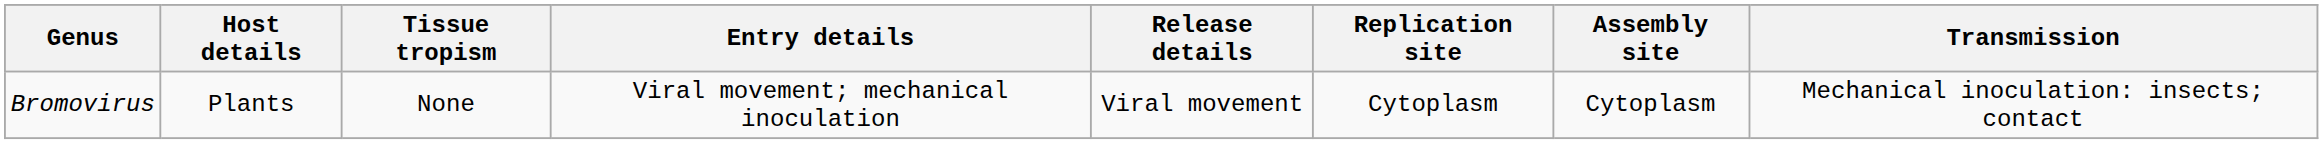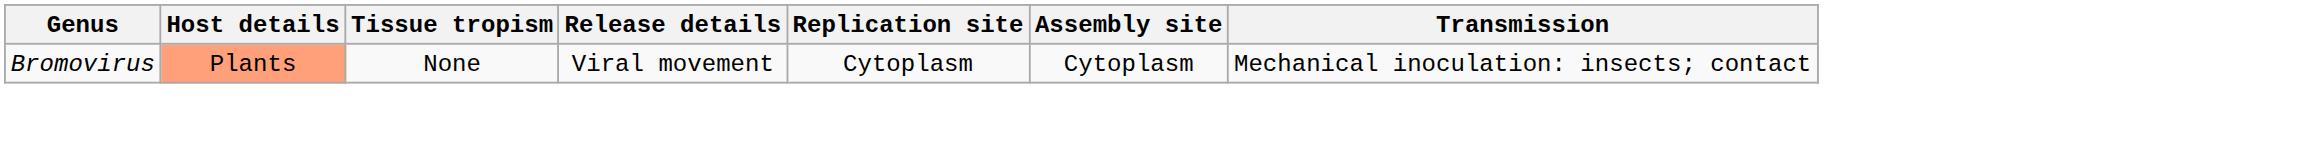- column: (820, 38)
(251, 105) no background -> (253, 64) lightsalmon background
